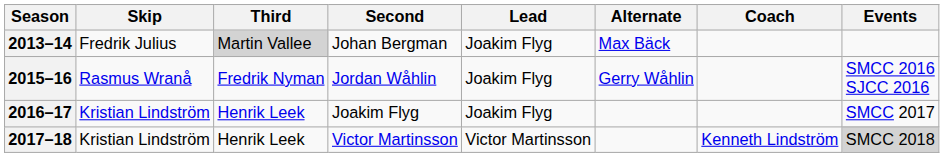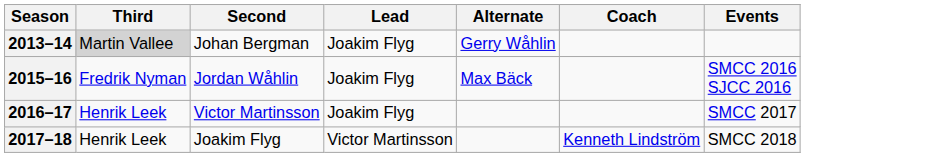- column: (145, 17)
(634, 43) Max Bäck -> (508, 43) Gerry Wåhlin
(646, 78) Gerry Wåhlin -> (496, 78) Max Bäck
(376, 113) Joakim Flyg -> (257, 113) Victor Martinsson
(395, 139) Victor Martinsson -> (237, 139) Joakim Flyg
(890, 139) lightgrey background -> (752, 139) no background
